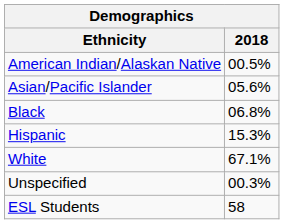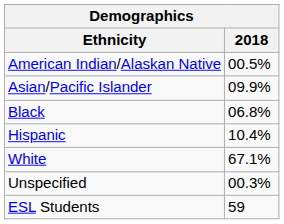(249, 87) 05.6% -> (249, 87) 09.9%
(249, 135) 15.3% -> (249, 135) 10.4%
(236, 207) 58 -> (236, 207) 59
